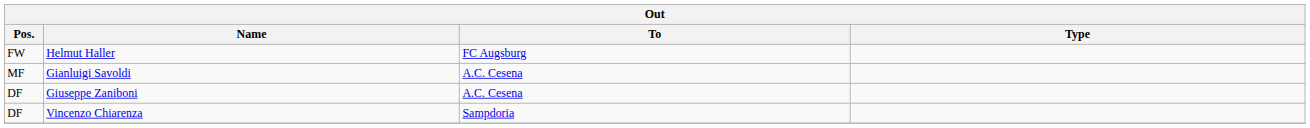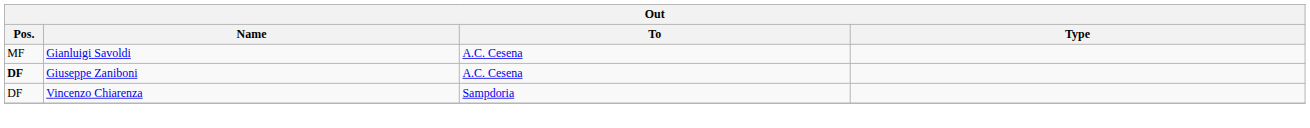- row: (81, 54)
(15, 93) normal -> (15, 73) bold
